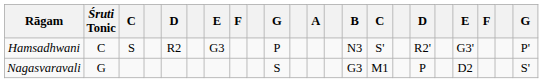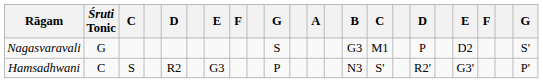rows swapped: (44, 48) <-> (44, 68)
